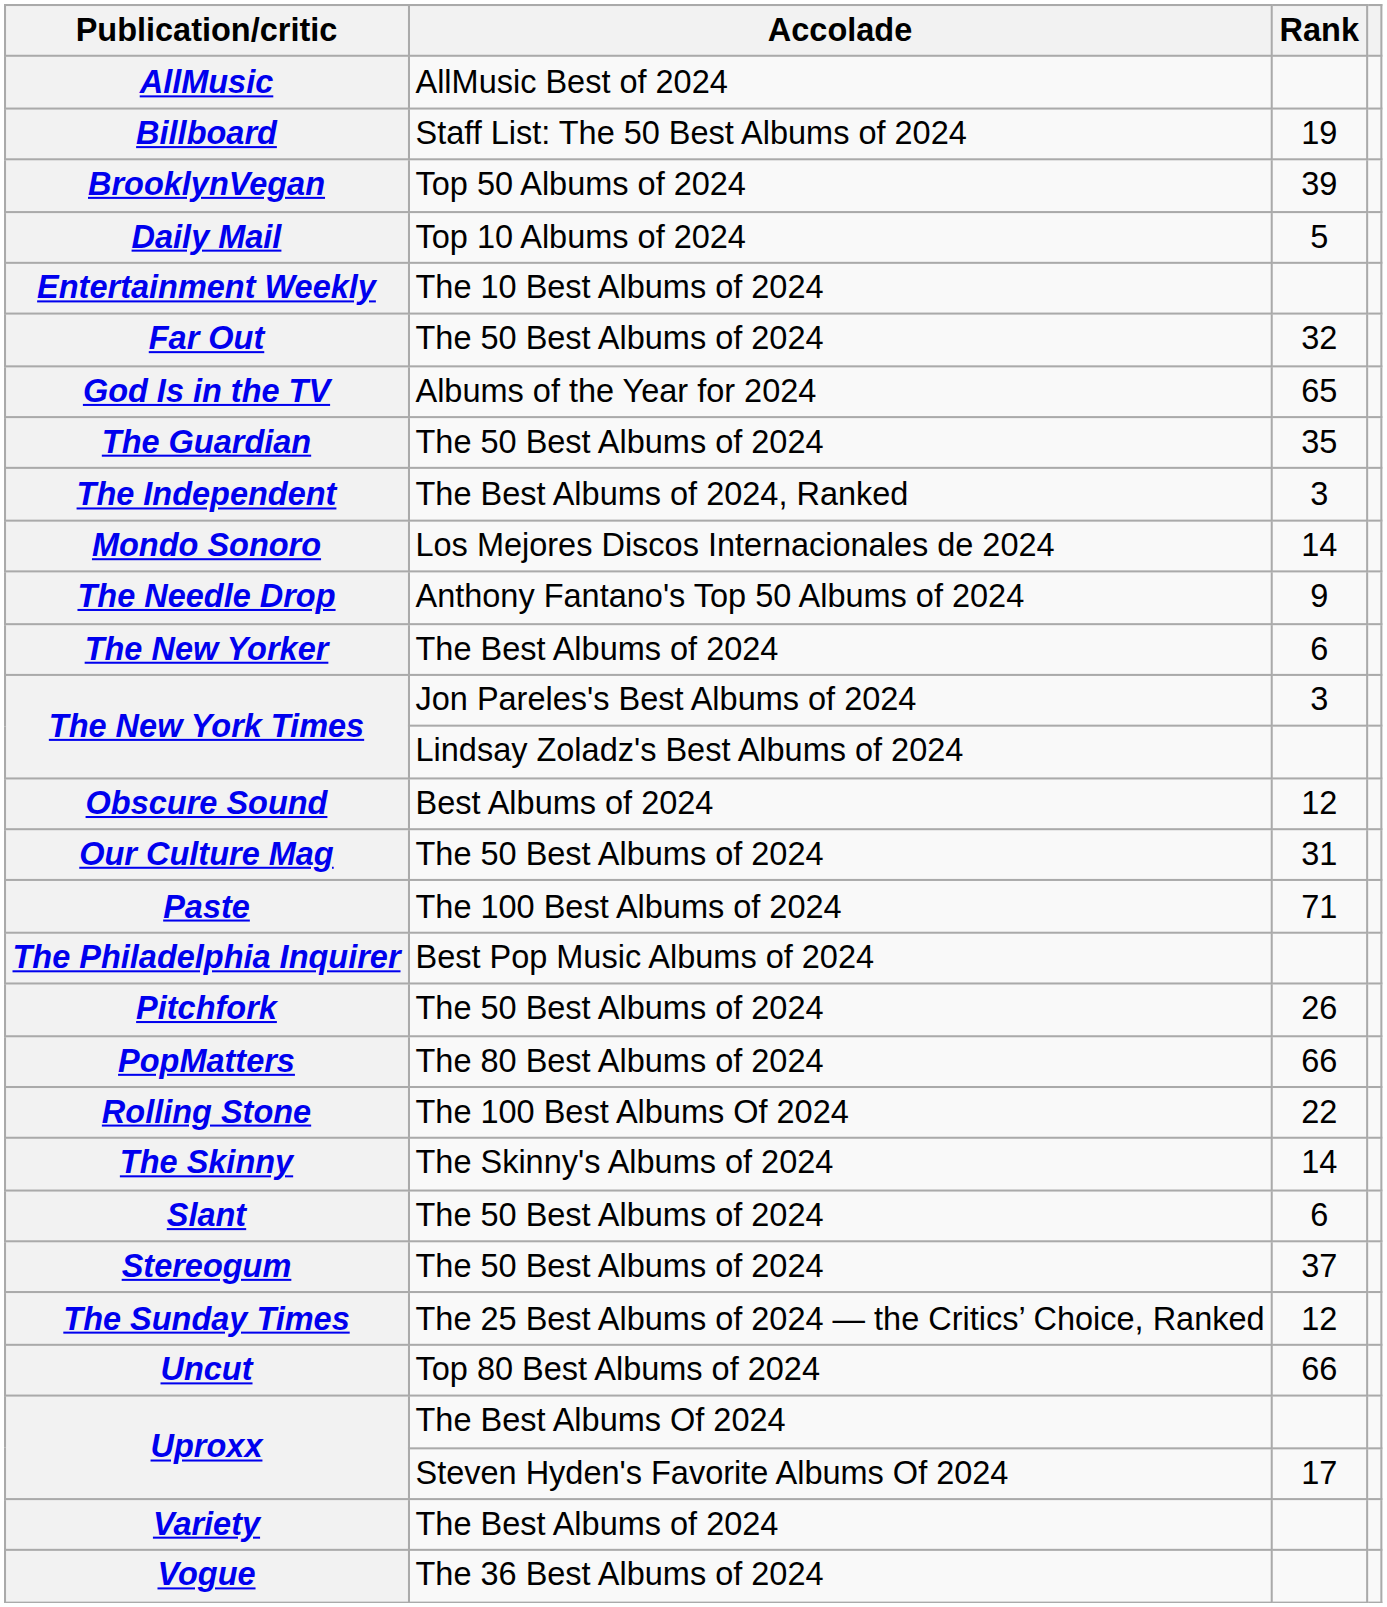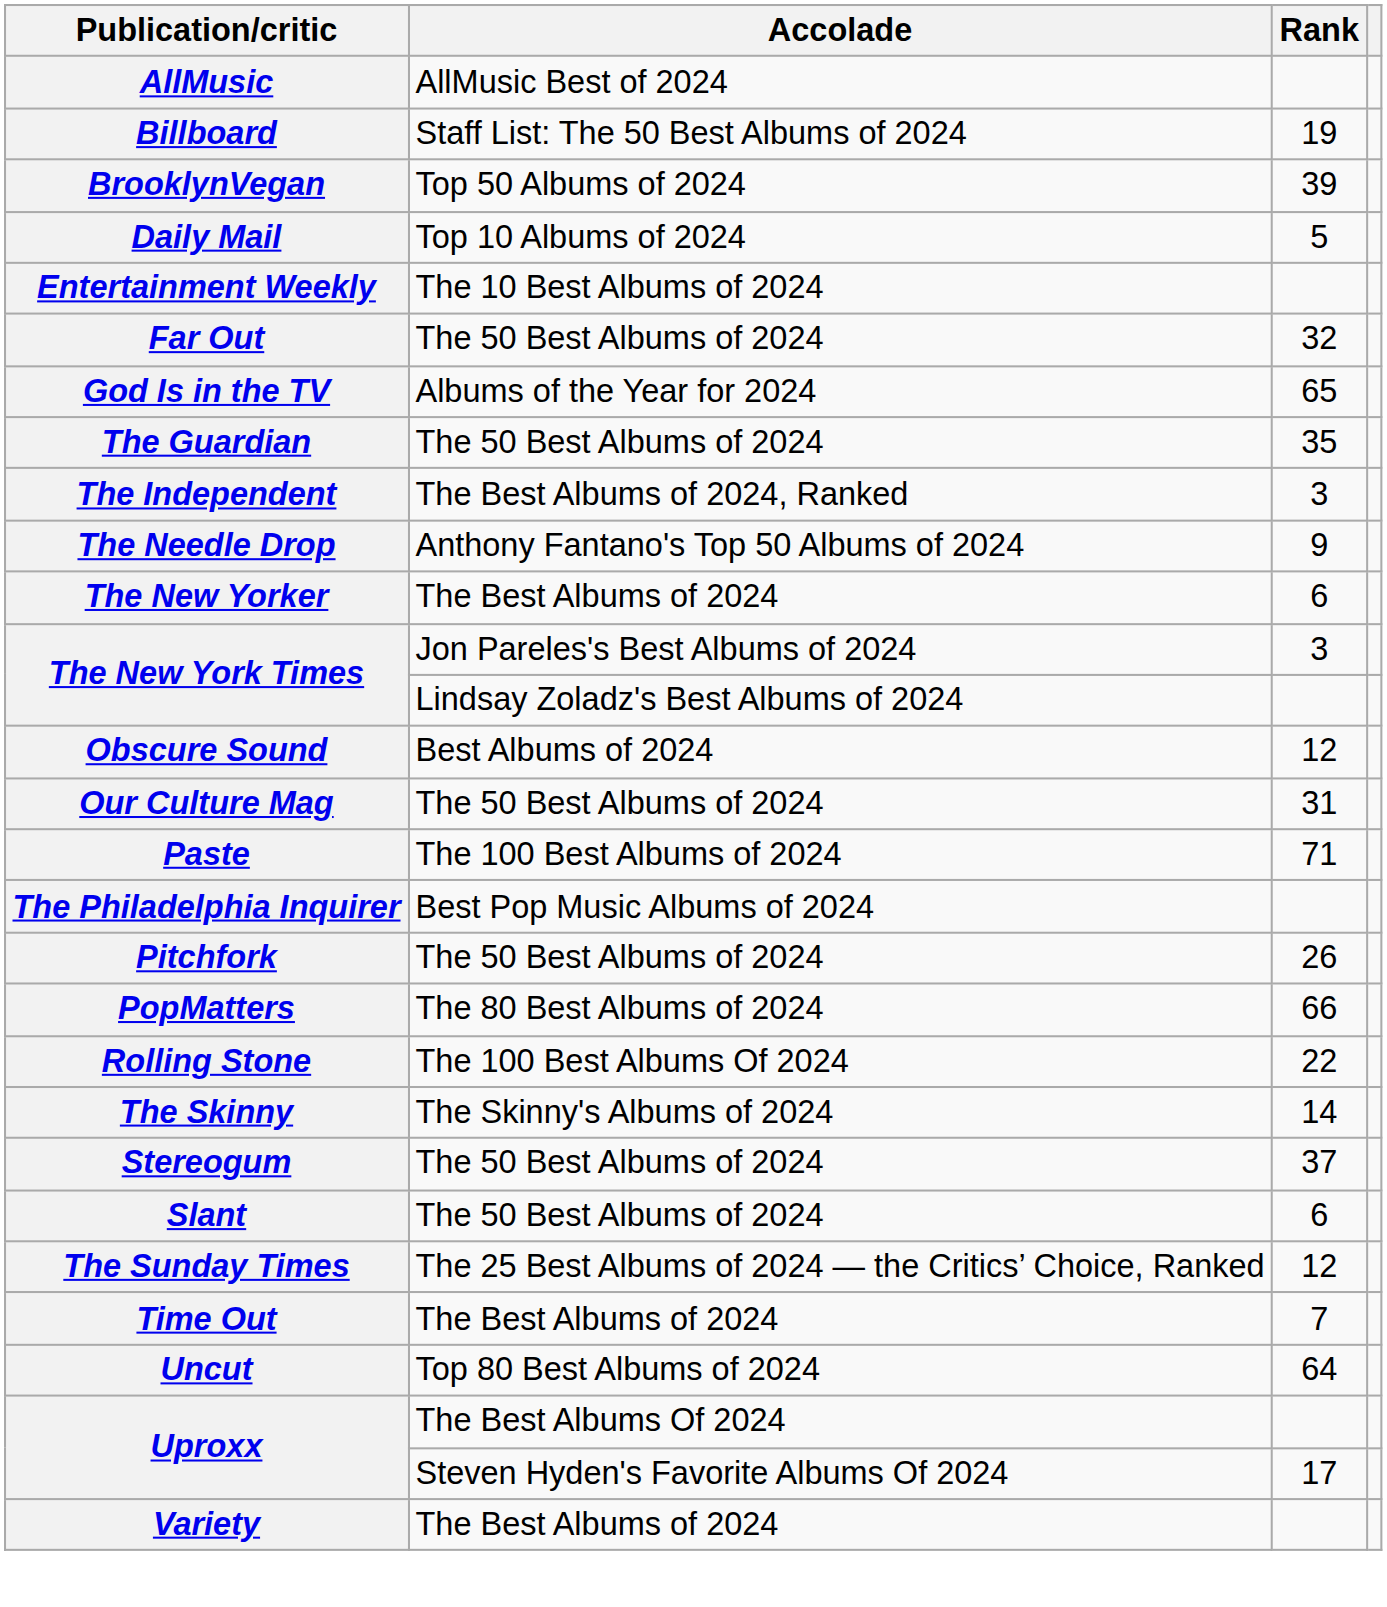- row: (207, 545)
rows swapped: (206, 1215) <-> (207, 1266)
+ row: (207, 1318)
(1319, 1369) 66 -> (1319, 1369) 64
- row: (207, 1575)
